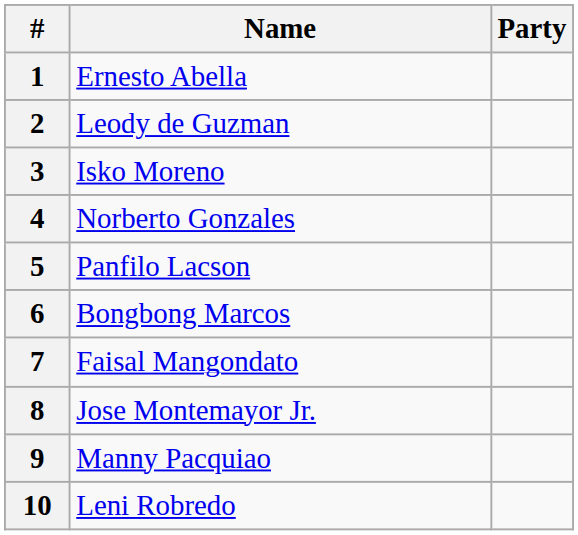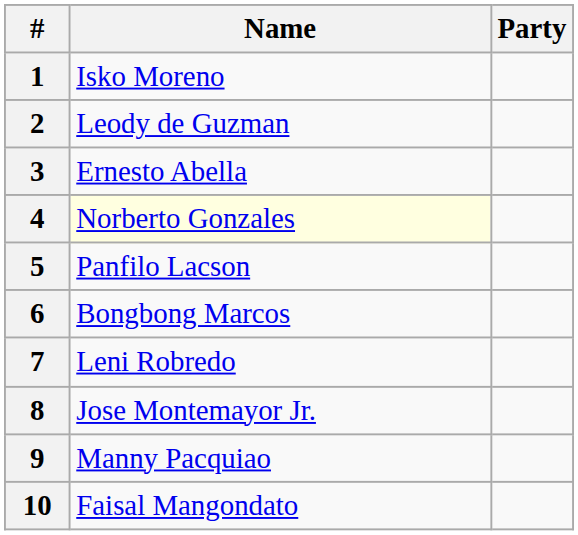(162, 76) Ernesto Abella -> (150, 76) Isko Moreno
(150, 171) Isko Moreno -> (162, 171) Ernesto Abella
(186, 218) no background -> (186, 218) lightyellow background
(187, 361) Faisal Mangondato -> (156, 361) Leni Robredo
(156, 504) Leni Robredo -> (187, 504) Faisal Mangondato
